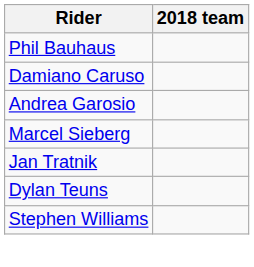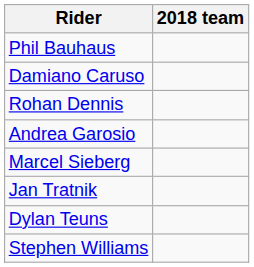+ row: (66, 104)
